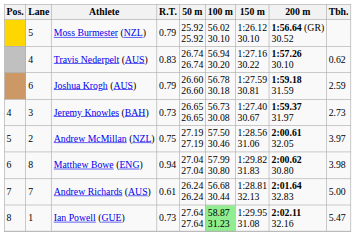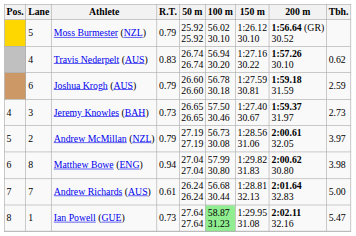(219, 112) 56.73 30.08 -> (219, 112) 57.50 30.46
(168, 139) 0.75 -> (168, 139) 0.79
(219, 139) 57.50 30.46 -> (219, 139) 56.73 30.08
